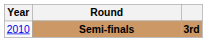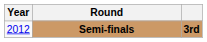(18, 29) 2010 -> (18, 29) 2012
